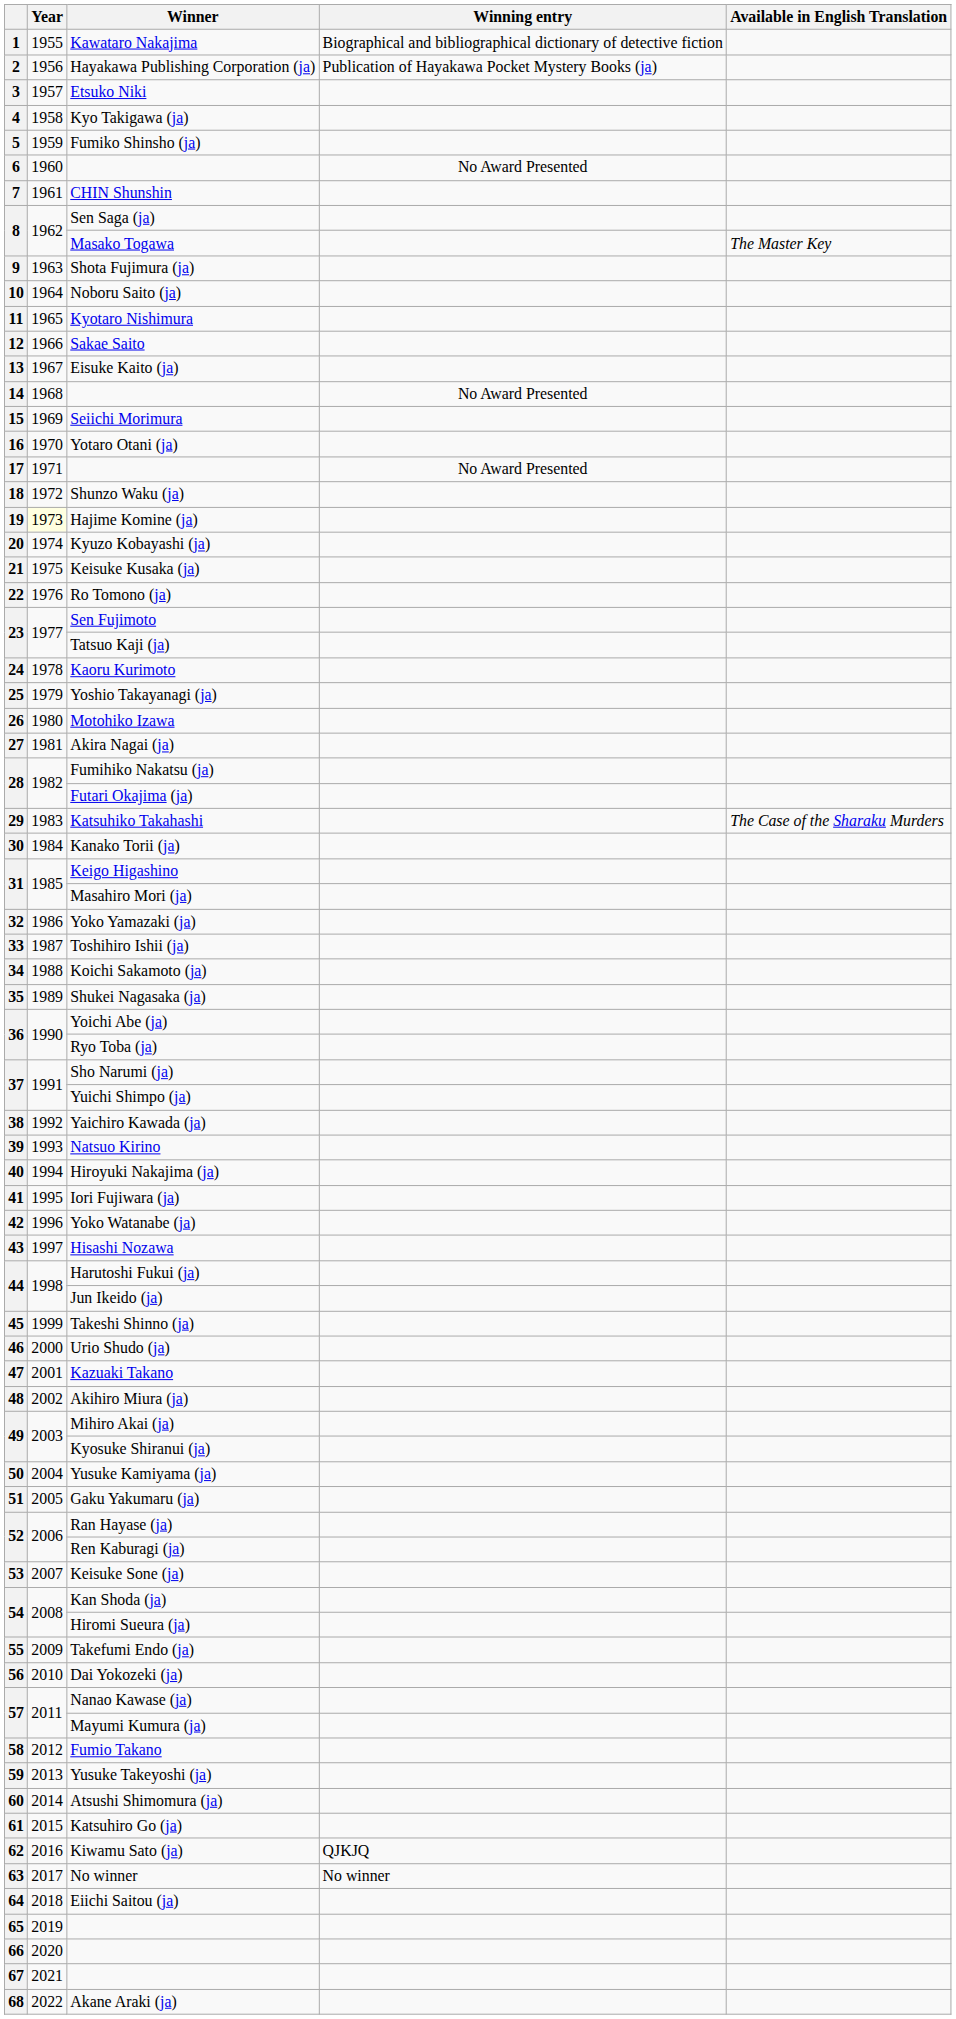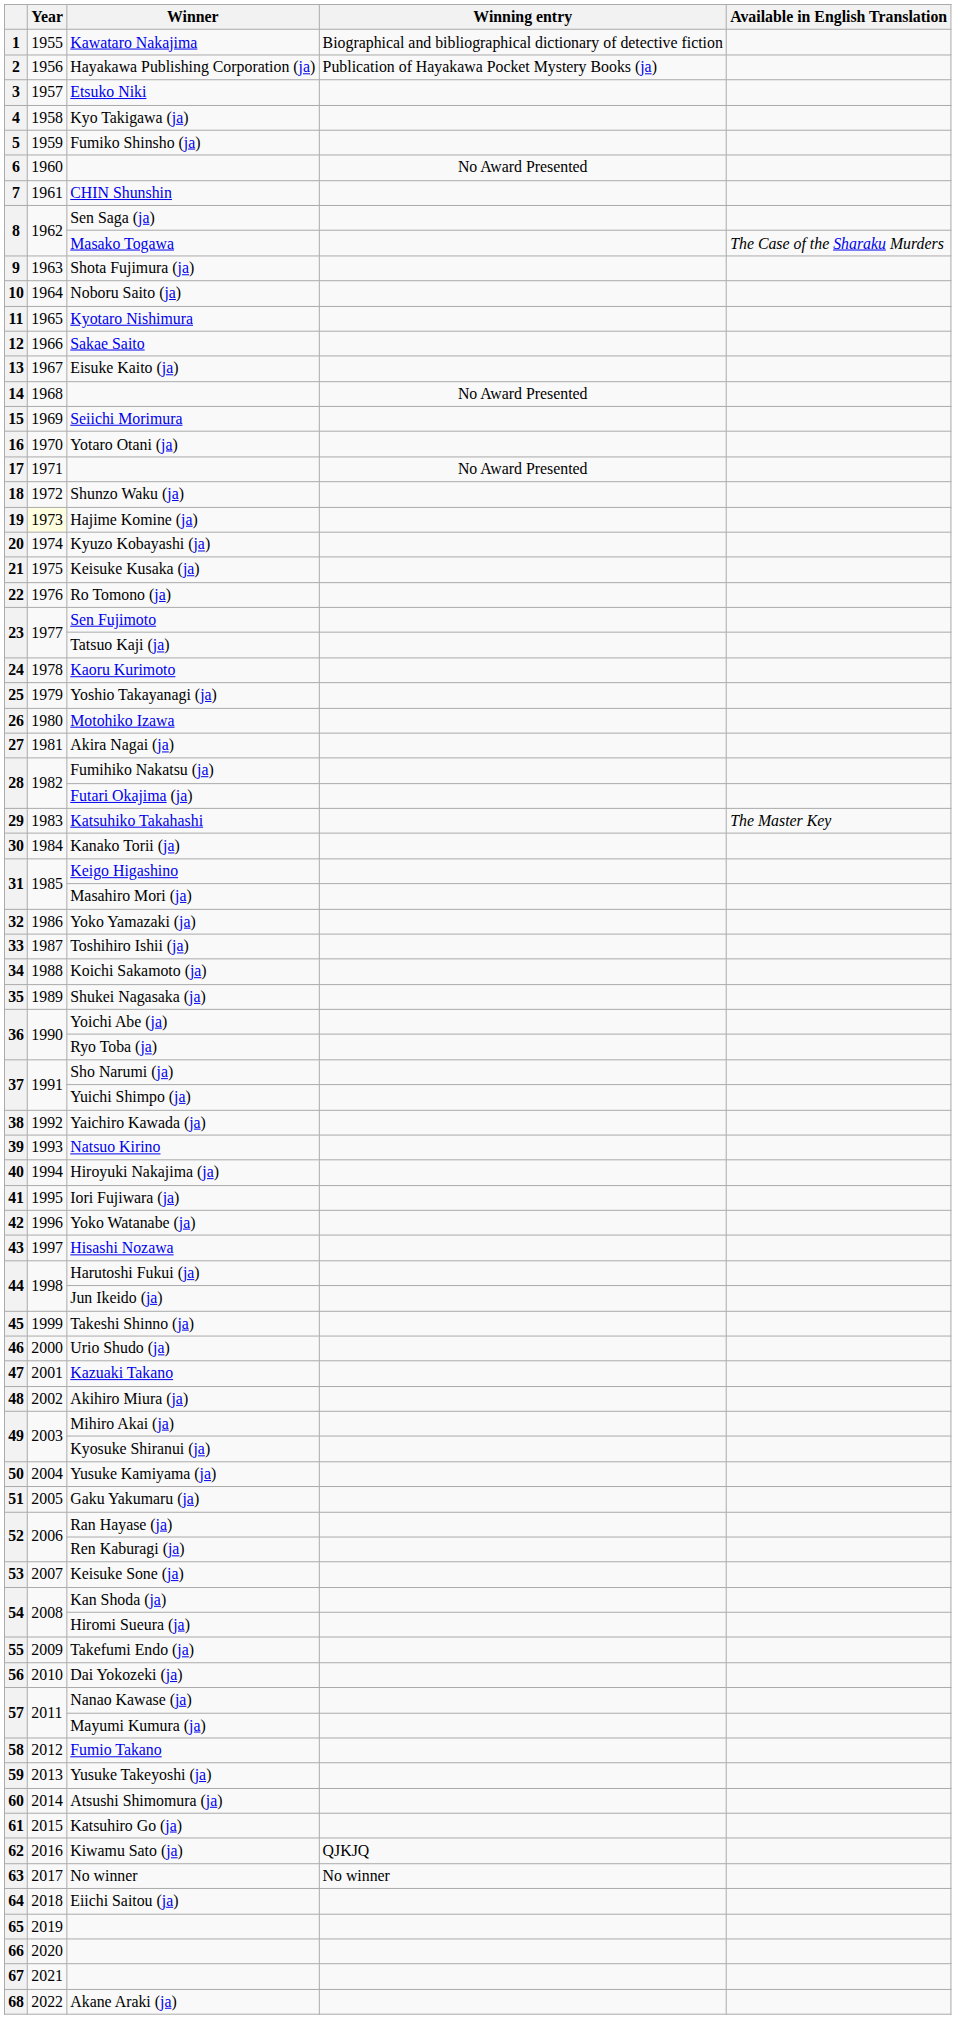(781, 243) The Master Key -> (837, 243) The Case of the Sharaku Murders
(837, 820) The Case of the Sharaku Murders -> (781, 820) The Master Key
